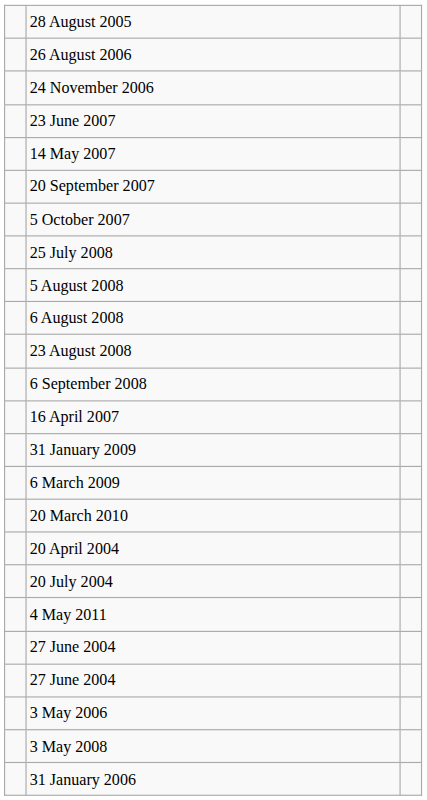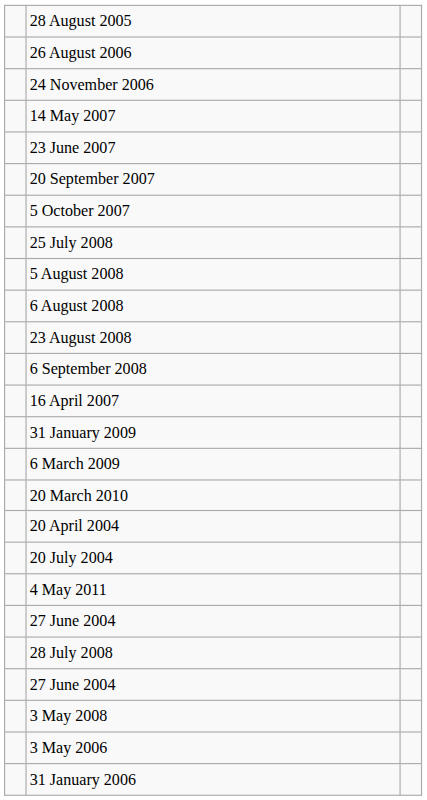rows swapped: (15, 154) <-> (15, 121)
+ row: (15, 653)
rows swapped: (15, 713) <-> (15, 746)
